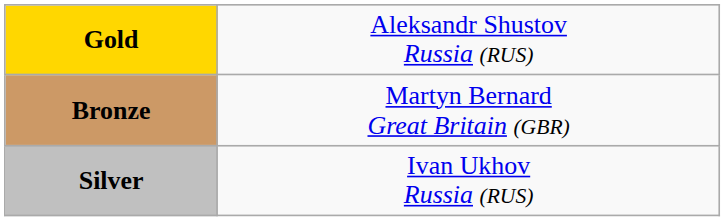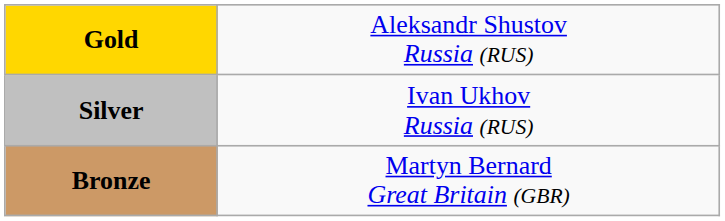rows swapped: (111, 180) <-> (111, 109)
